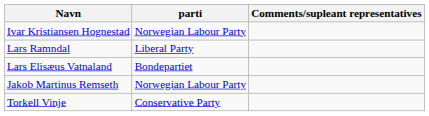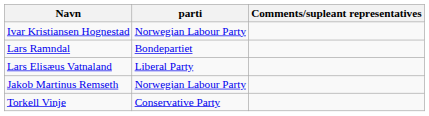(164, 48) Liberal Party -> (164, 48) Bondepartiet
(164, 66) Bondepartiet -> (164, 66) Liberal Party
